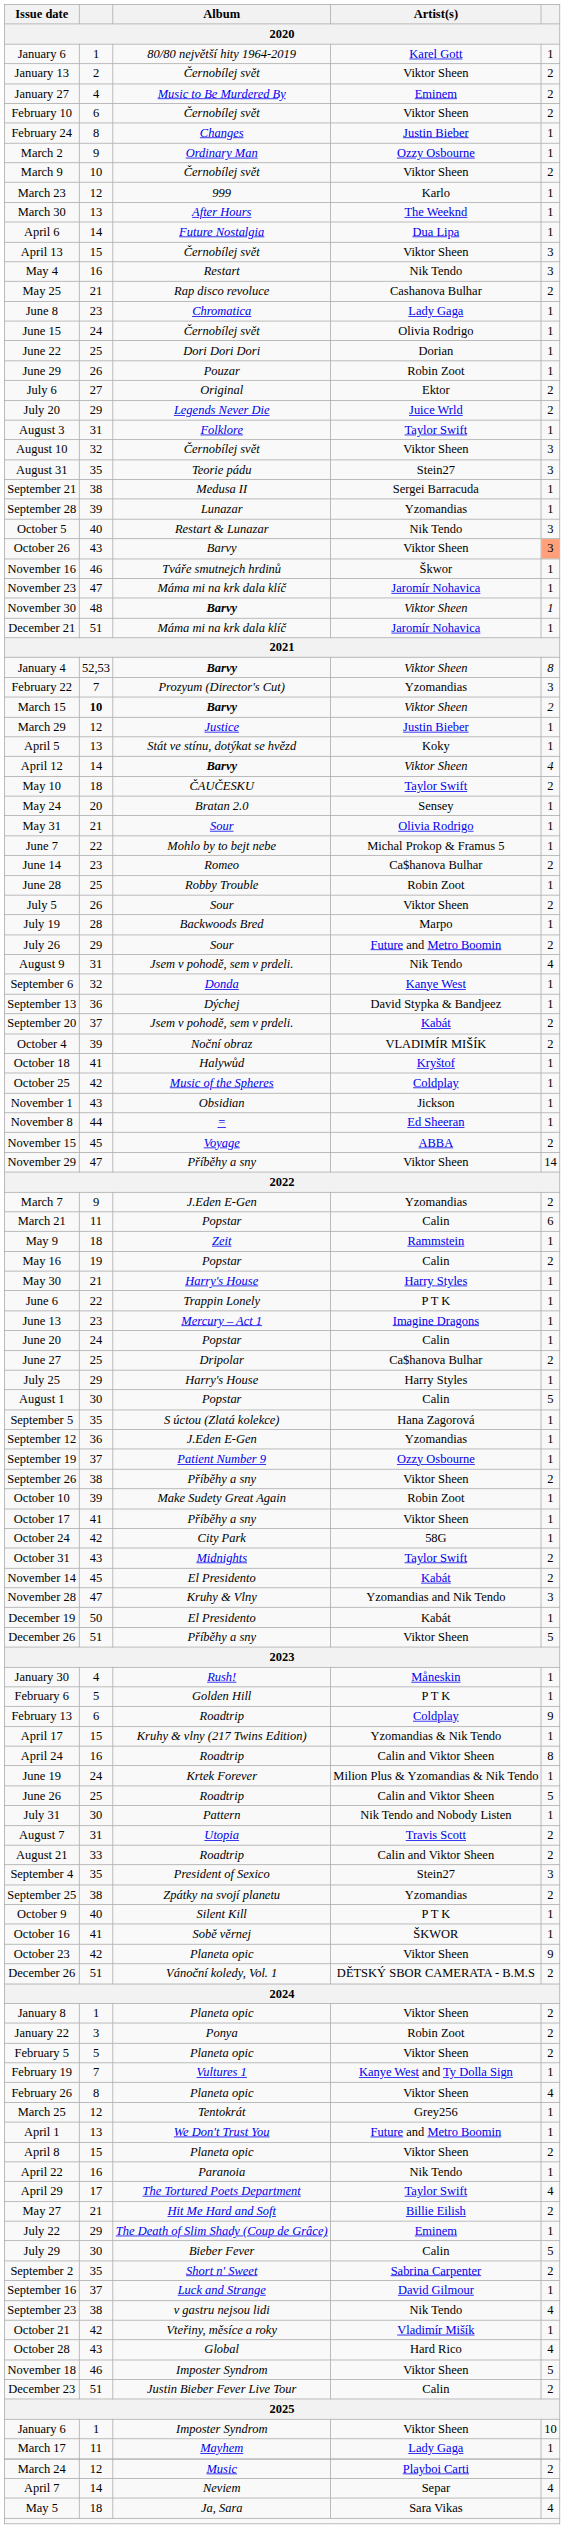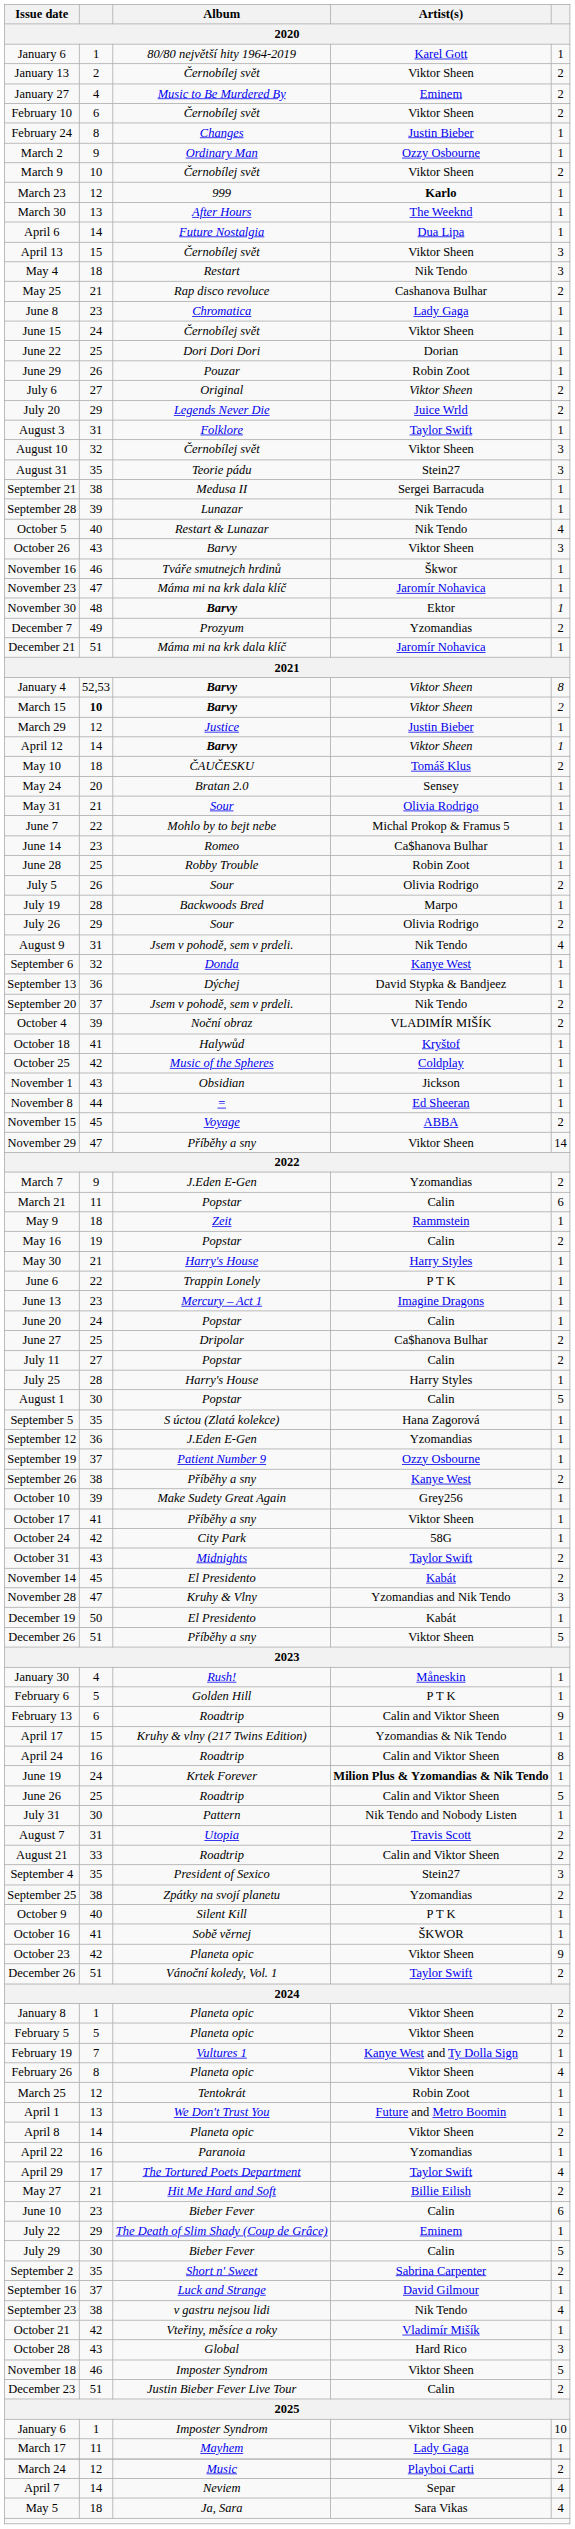(436, 192) normal -> (441, 192) bold
(96, 271) 16 -> (96, 271) 18
(436, 331) Olivia Rodrigo -> (441, 331) Viktor Sheen
(436, 390) Ektor -> (441, 390) Viktor Sheen
(436, 509) Yzomandias -> (441, 509) Nik Tendo
(550, 529) 3 -> (561, 529) 4
(550, 548) lightsalmon background -> (561, 548) no background
(436, 608) Viktor Sheen -> (441, 608) Ektor
+ row: (42, 627)
- row: (42, 687)
- row: (42, 746)
(550, 766) 4 -> (561, 746) 1
(436, 786) Taylor Swift -> (441, 766) Tomáš Klus
(550, 865) 2 -> (561, 845) 1
(436, 905) Viktor Sheen -> (441, 885) Olivia Rodrigo
(436, 944) Future and Metro Boomin -> (441, 924) Olivia Rodrigo
(436, 1023) Kabát -> (441, 1004) Nik Tendo
+ row: (42, 1360)
(96, 1380) 29 -> (96, 1380) 28
(436, 1479) Viktor Sheen -> (441, 1479) Kanye West
(436, 1498) Robin Zoot -> (441, 1498) Grey256
(436, 1716) Coldplay -> (441, 1716) Calin and Viktor Sheen
(436, 1775) normal -> (441, 1775) bold
(436, 1973) DĚTSKÝ SBOR CAMERATA - B.M.S -> (441, 1973) Taylor Swift
- row: (42, 2033)
(436, 2112) Grey256 -> (441, 2092) Robin Zoot
(96, 2151) 15 -> (96, 2132) 14
(436, 2171) Nik Tendo -> (441, 2151) Yzomandias
+ row: (42, 2211)
(550, 2349) 4 -> (561, 2349) 3
